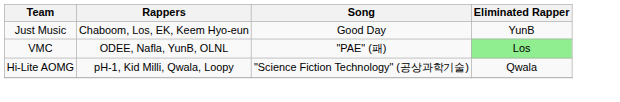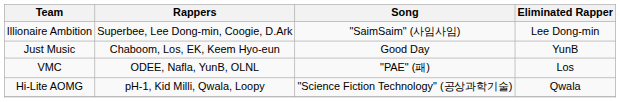+ row: (49, 31)
(522, 48) lightgreen background -> (565, 67) no background
